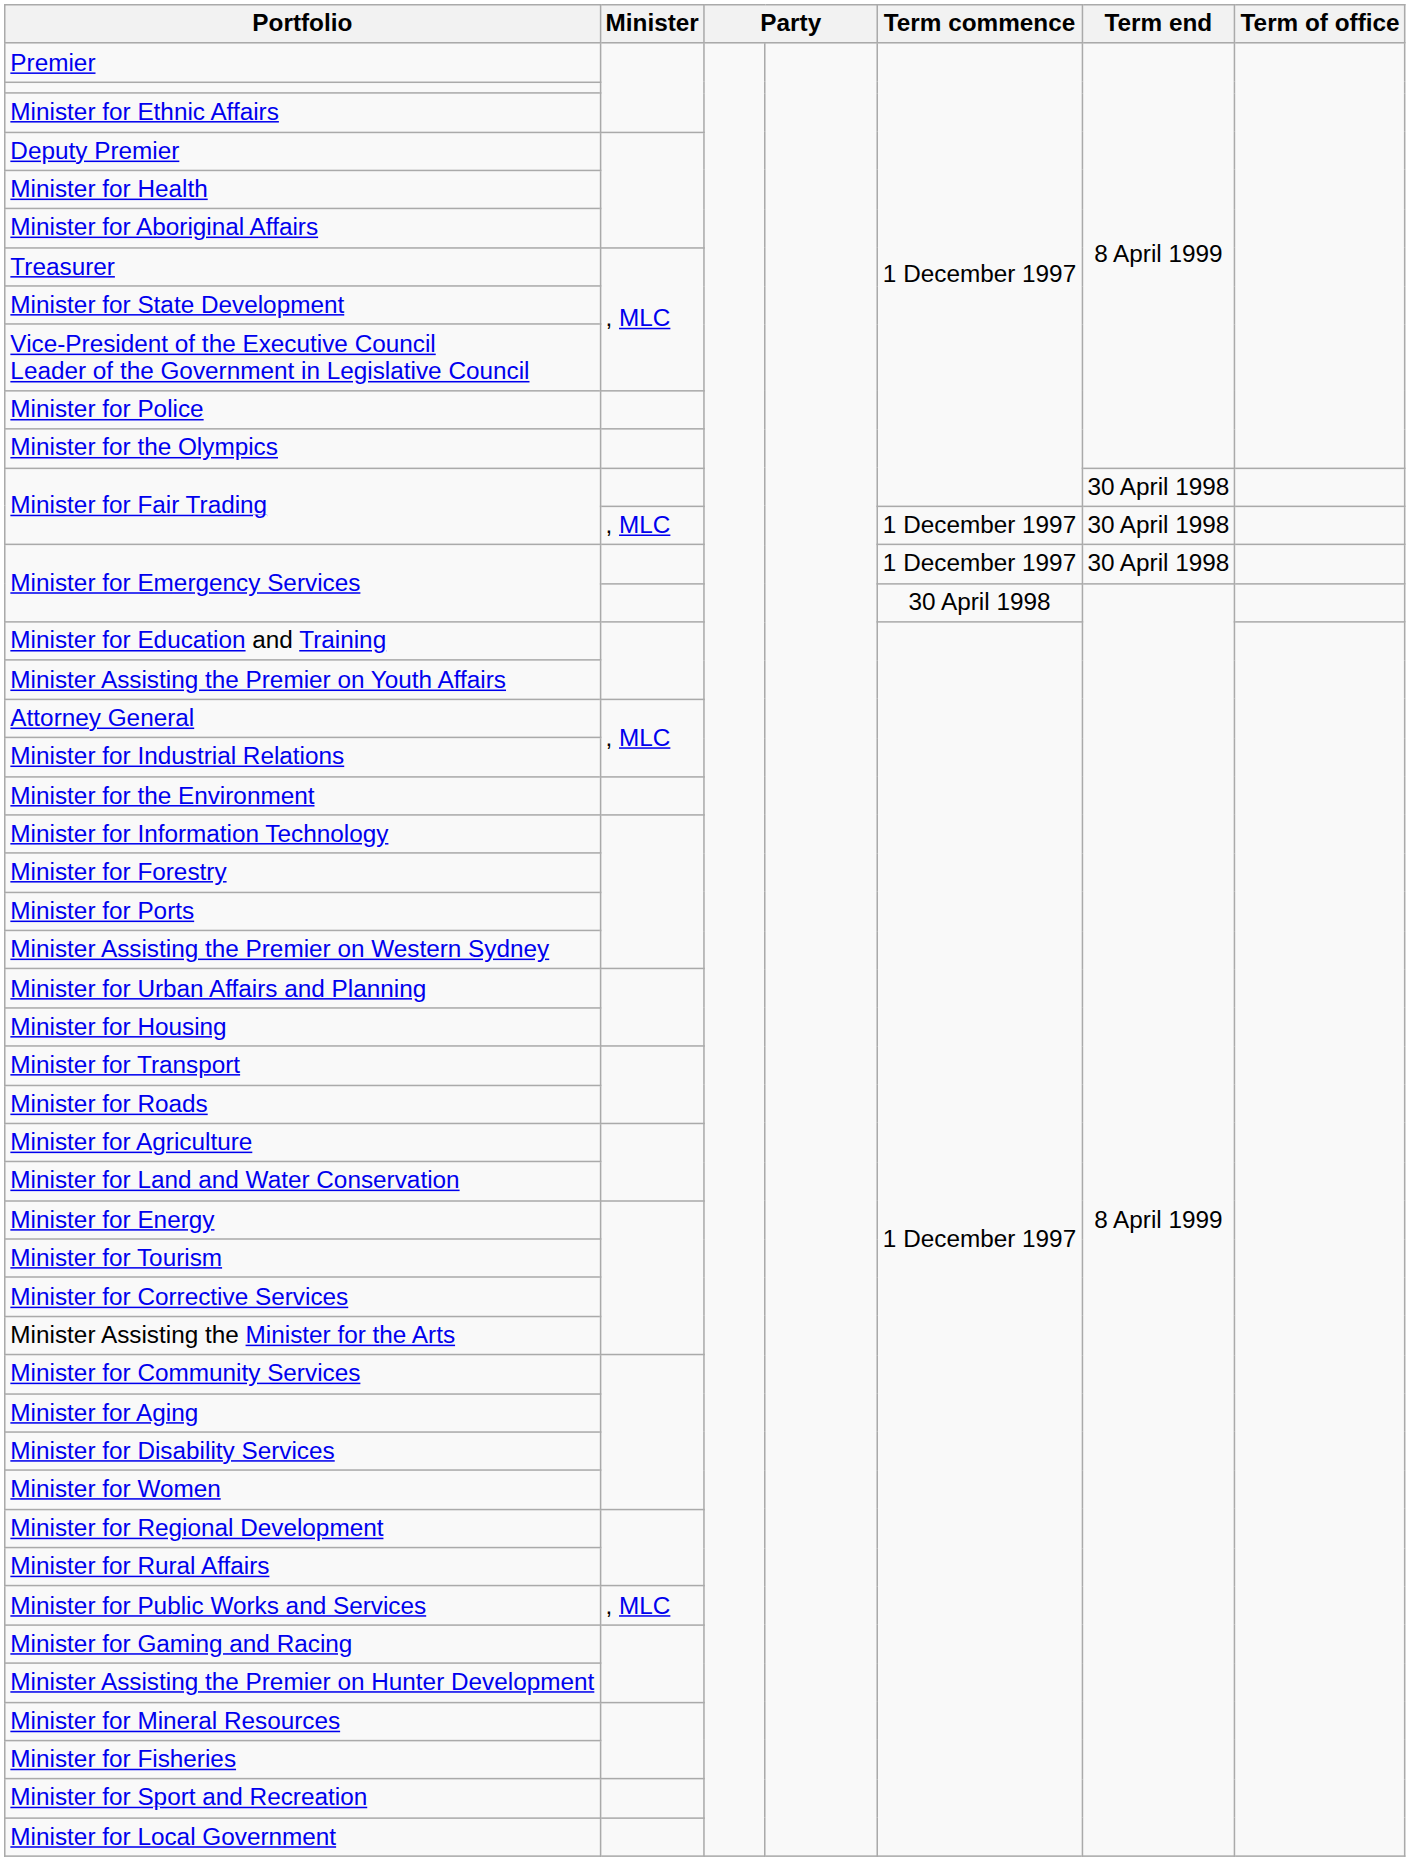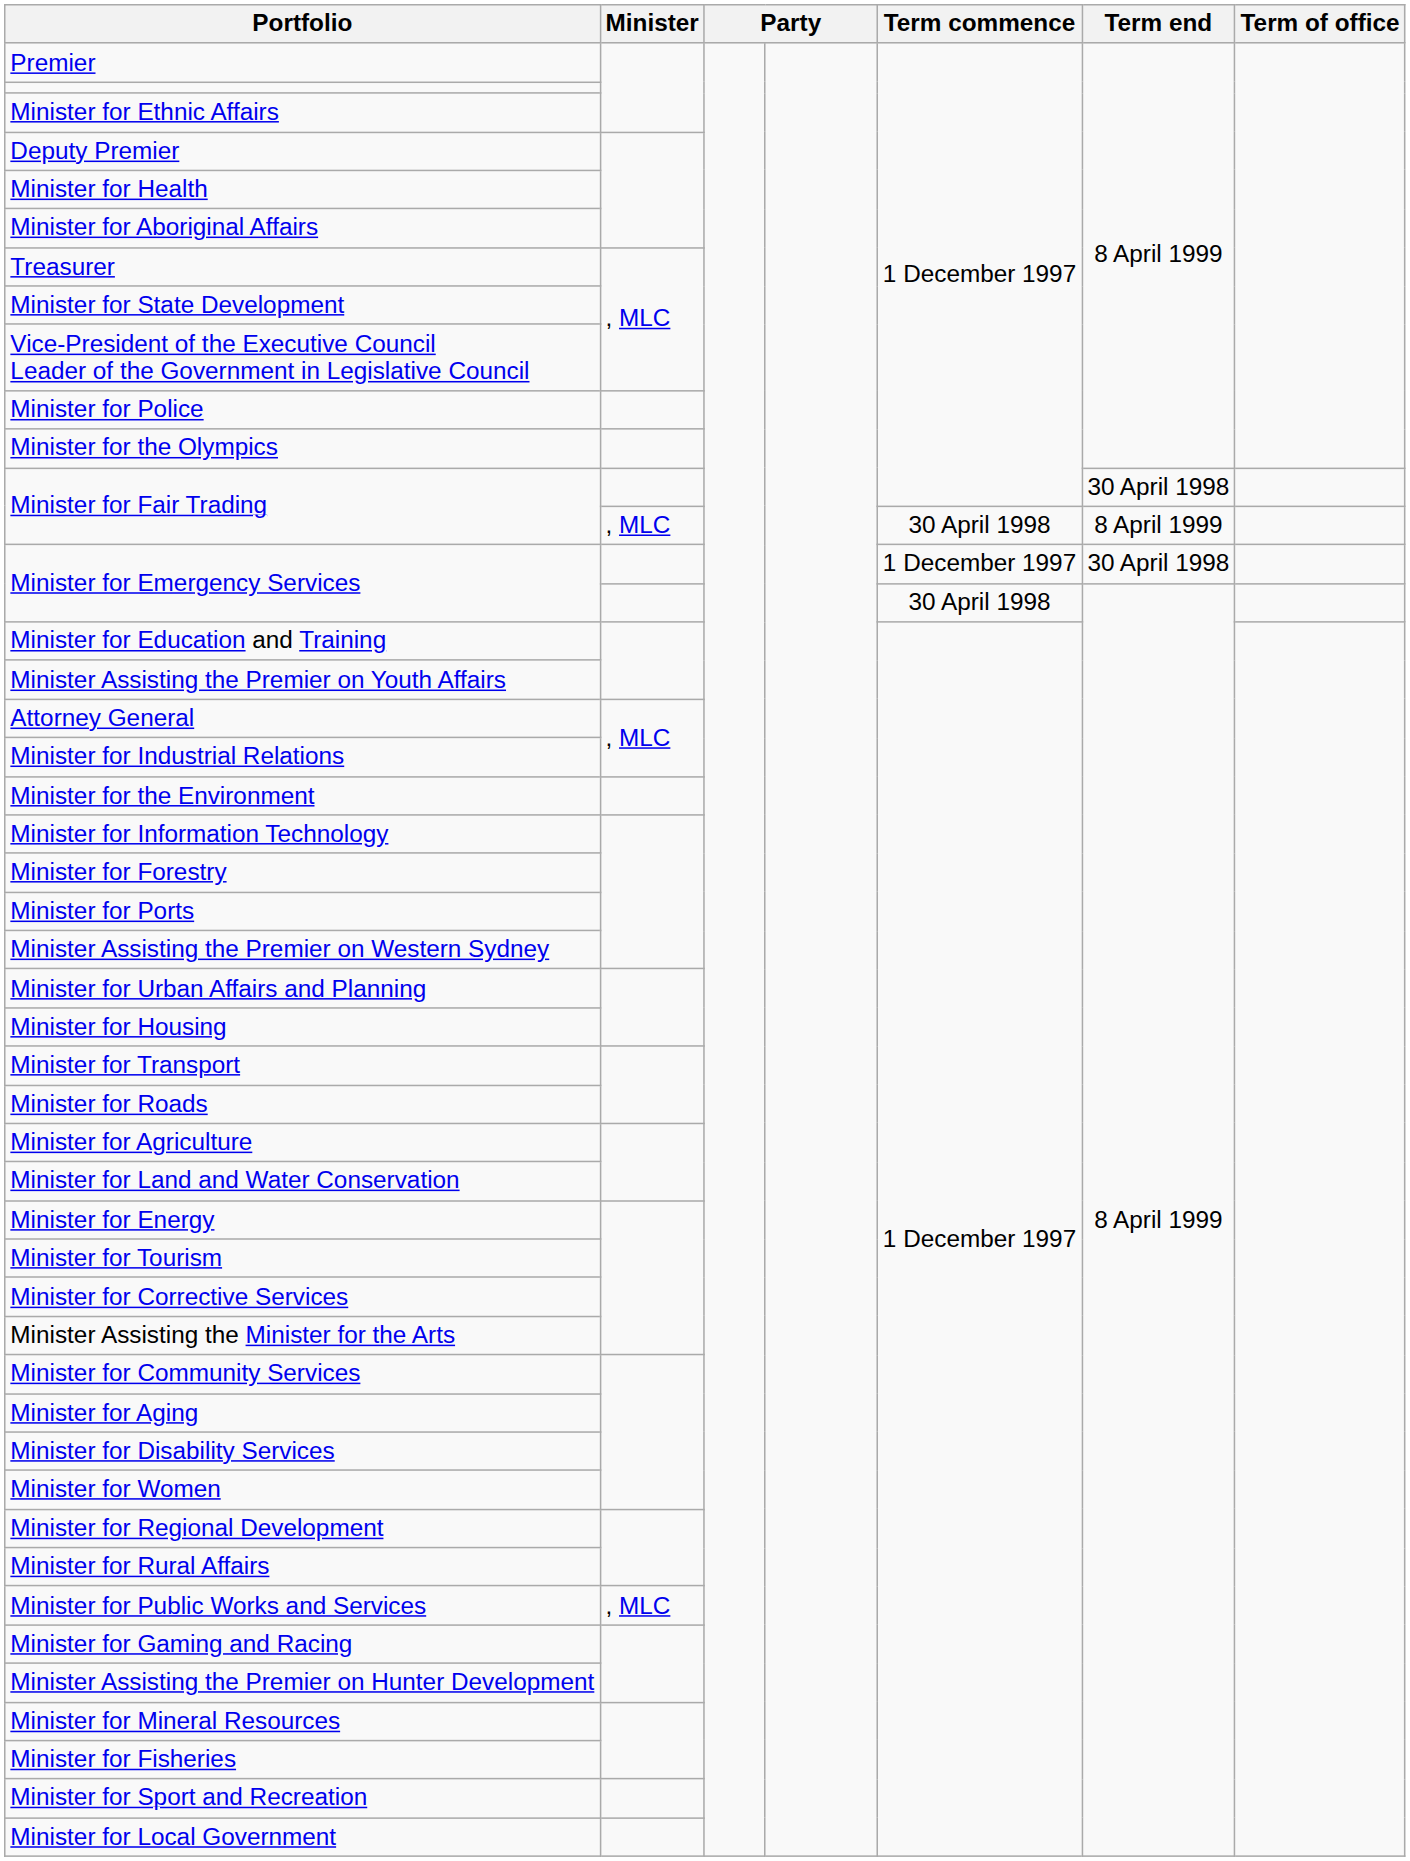(980, 525) 1 December 1997 -> (980, 525) 30 April 1998
(1158, 525) 30 April 1998 -> (1158, 525) 8 April 1999
